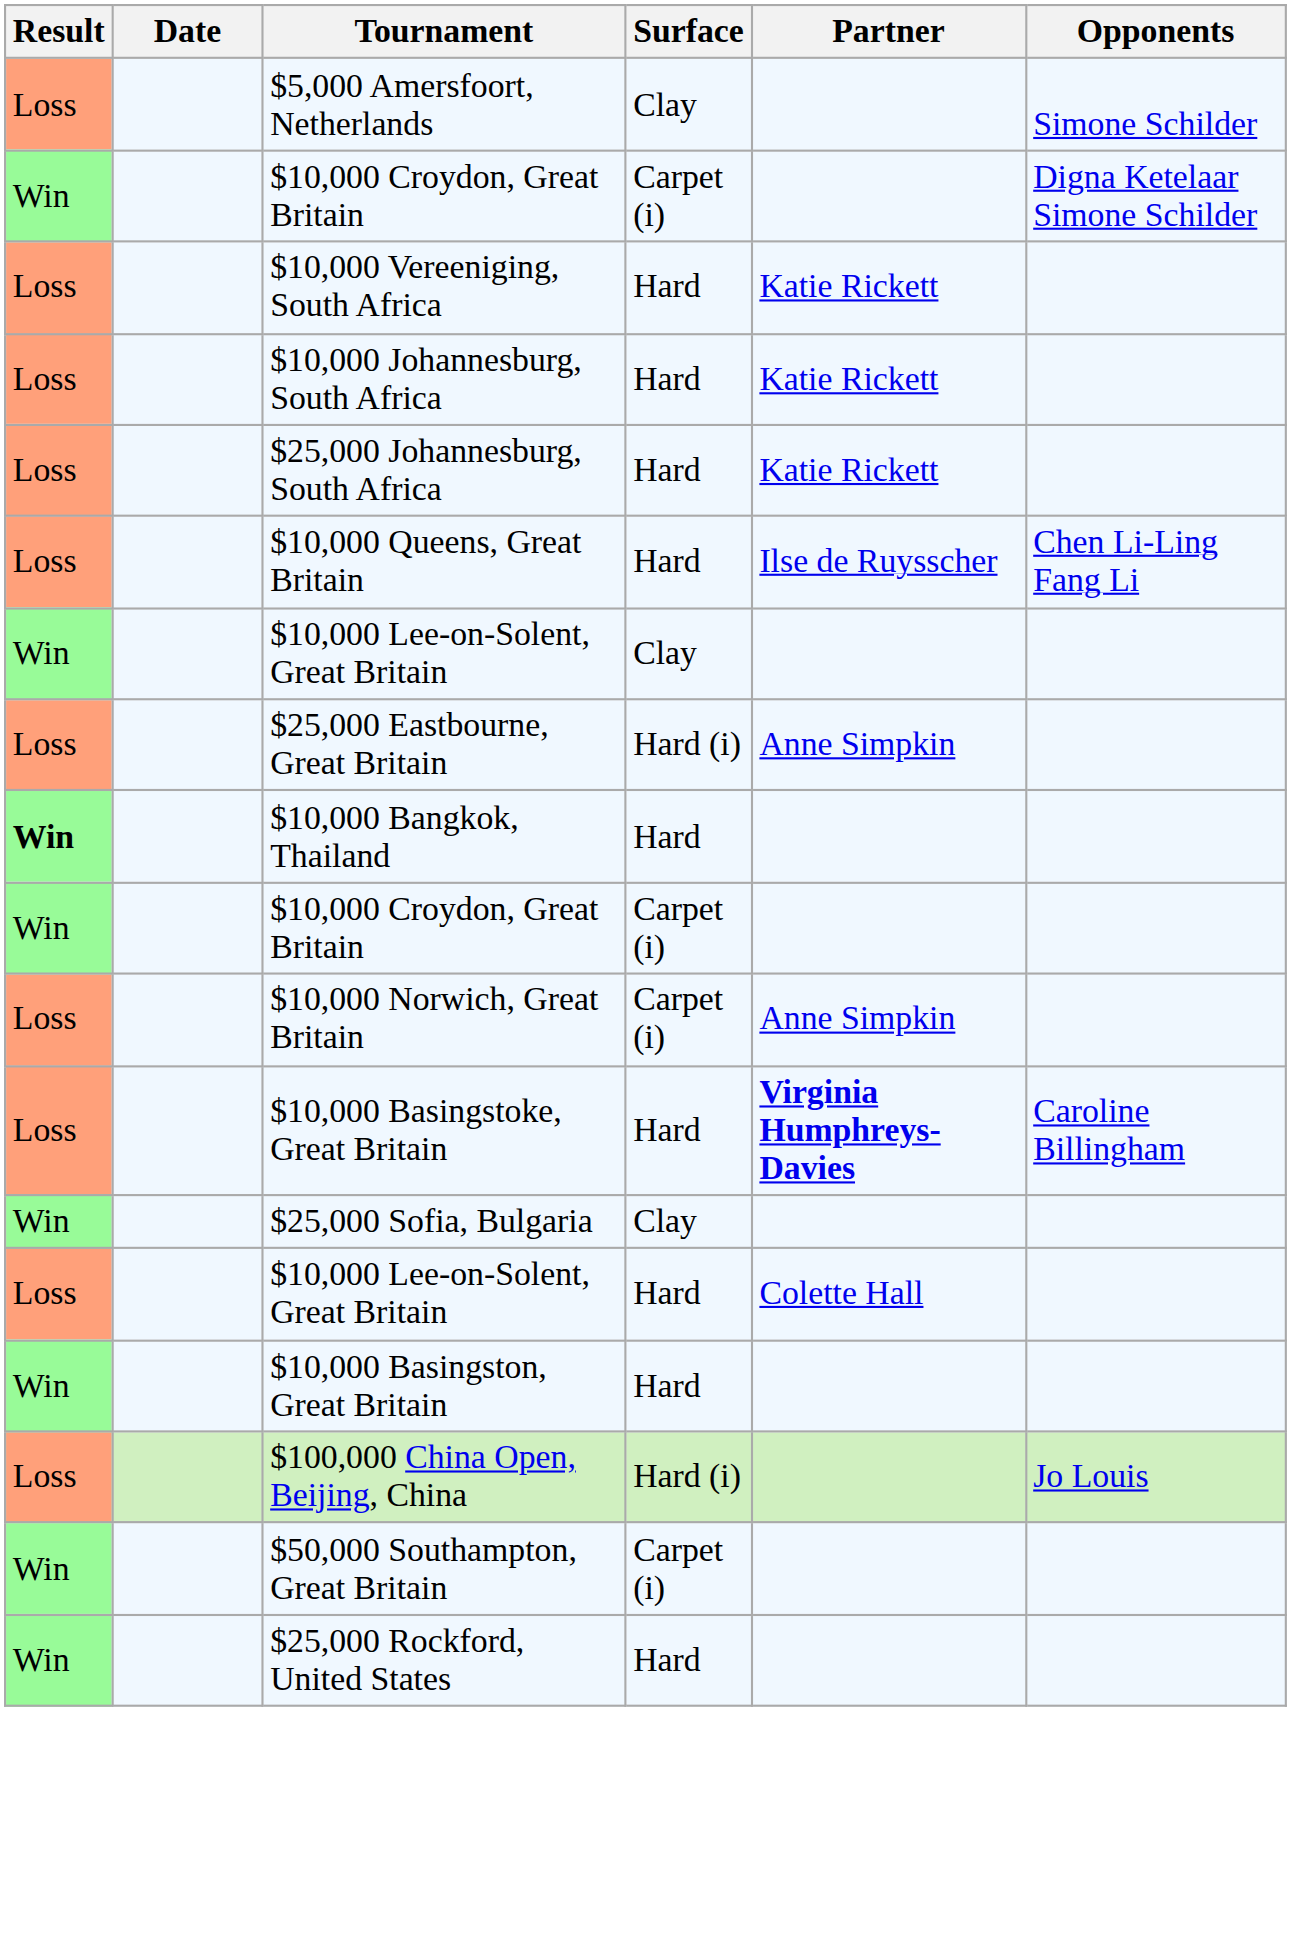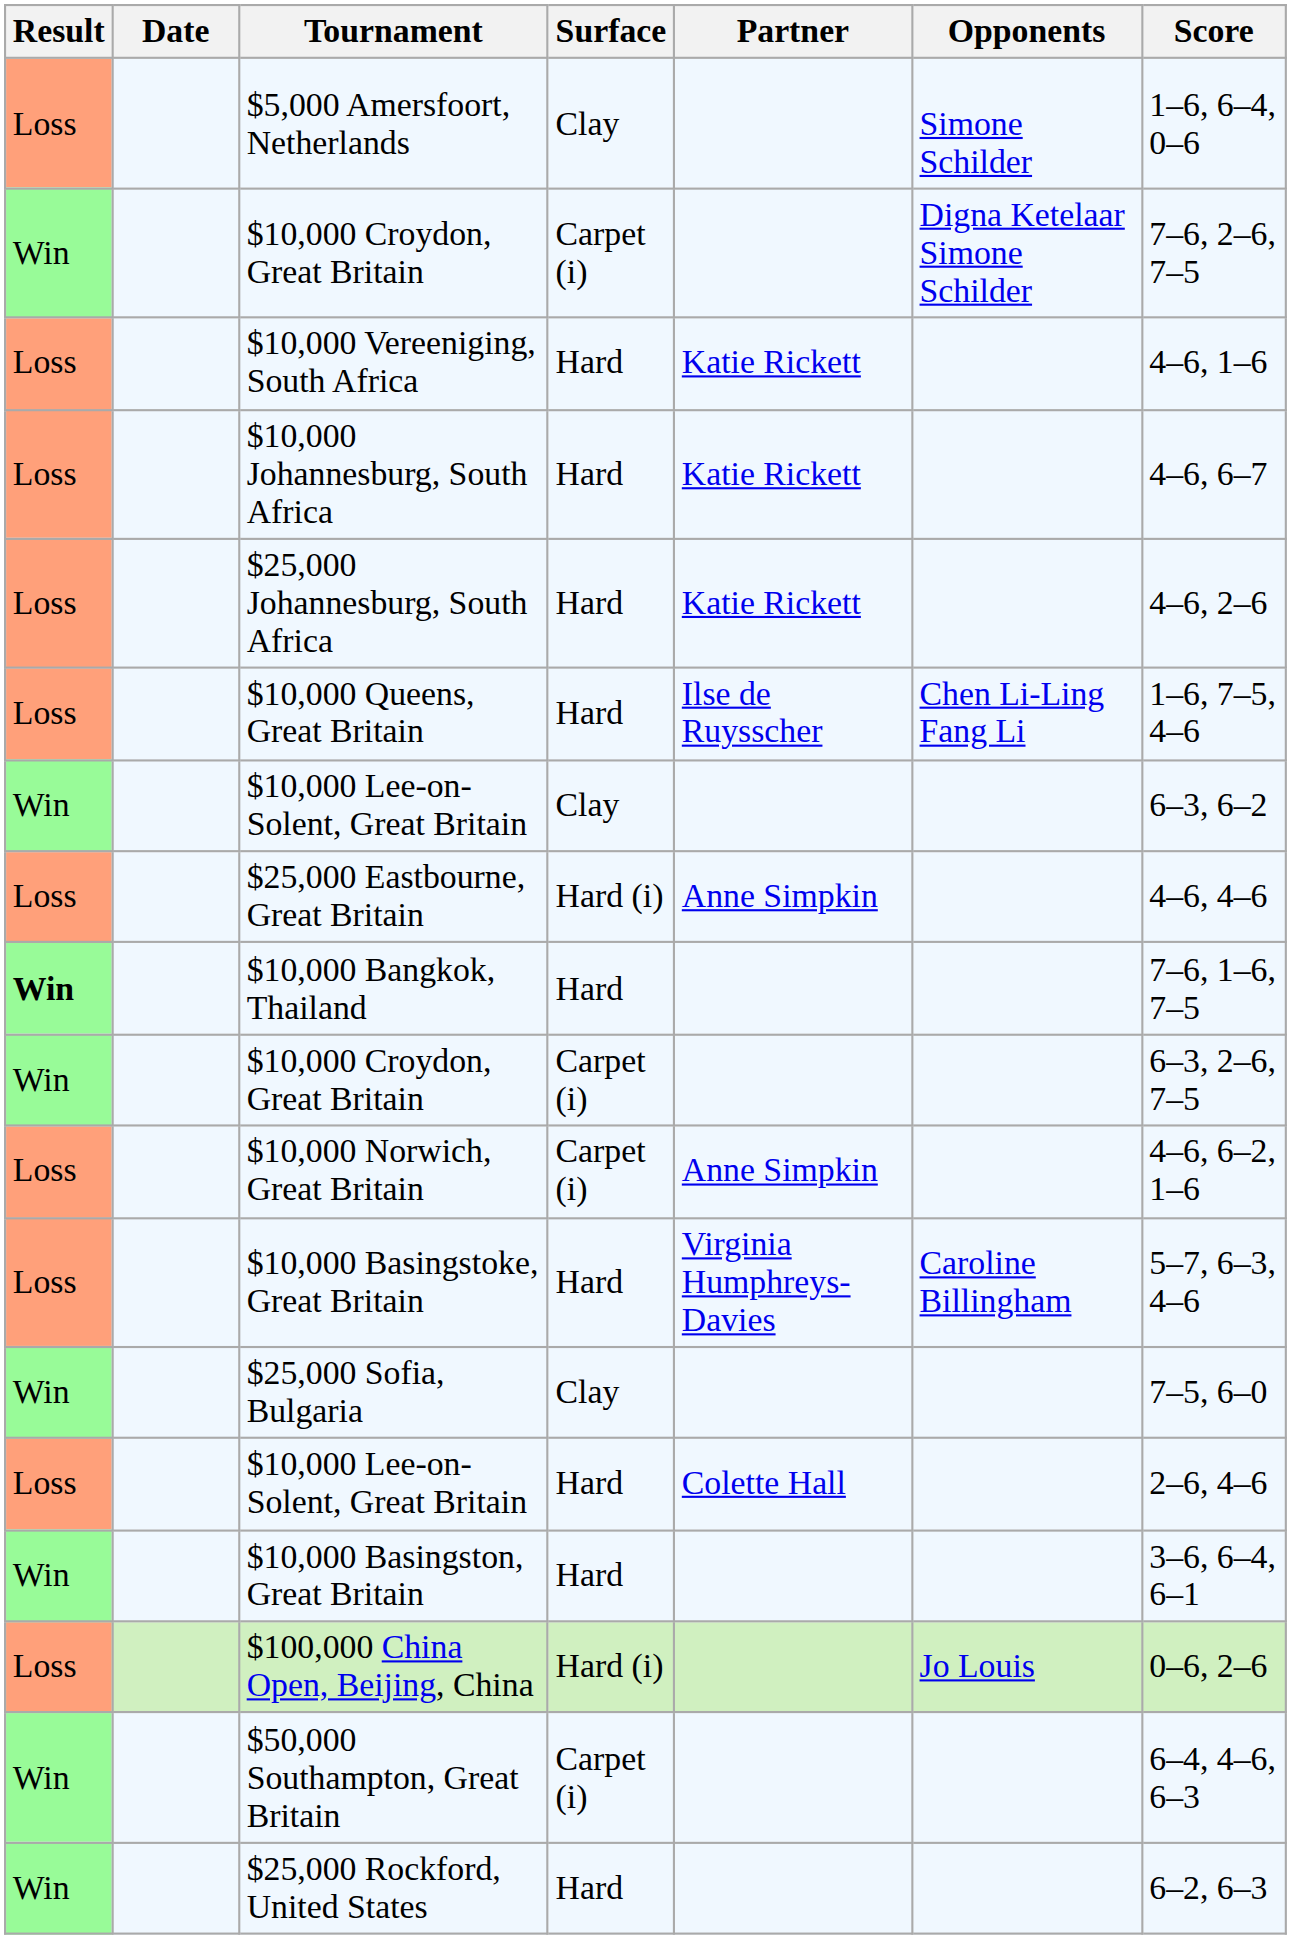+ column: (1214, 31)
(850, 1129) bold -> (766, 1281) normal
